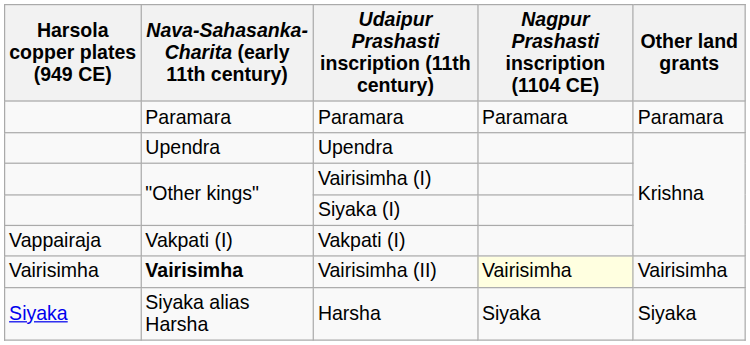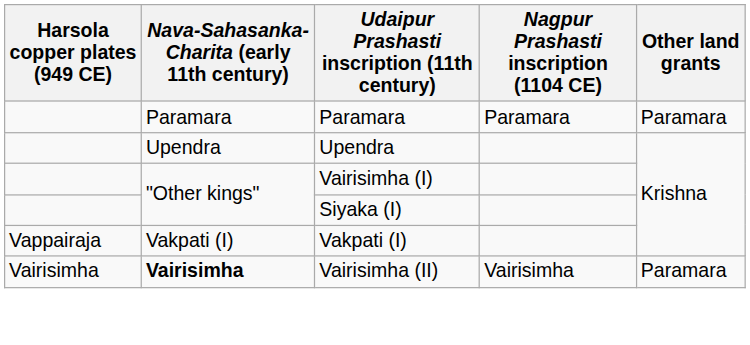(527, 271) lightyellow background -> (529, 271) no background
(683, 271) Vairisimha -> (684, 271) Paramara
- row: (349, 313)
